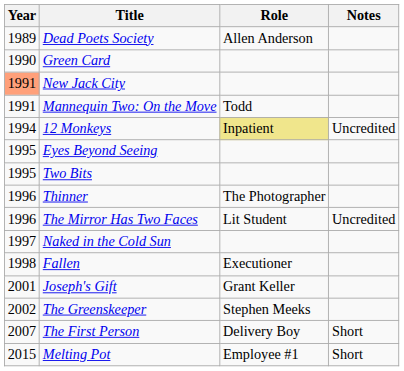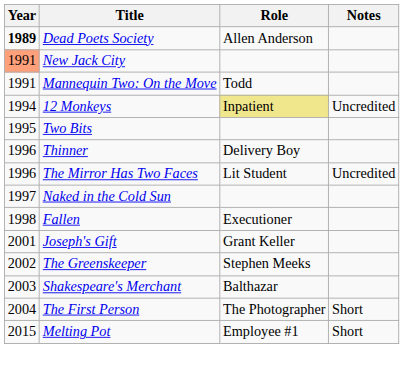(22, 38) normal -> (22, 38) bold
- row: (76, 60)
- row: (100, 151)
(274, 196) The Photographer -> (262, 151) Delivery Boy
+ row: (112, 286)
(22, 331) 2007 -> (22, 309) 2004
(262, 331) Delivery Boy -> (274, 309) The Photographer
